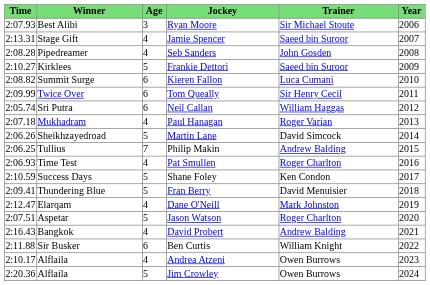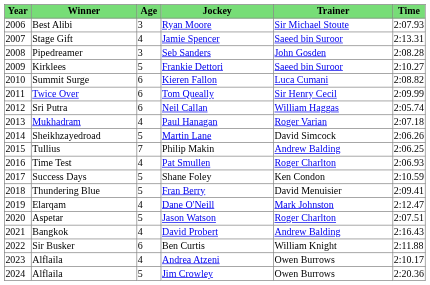columns swapped: (411, 11) <-> (20, 11)
(146, 52) 4 -> (140, 52) 3
